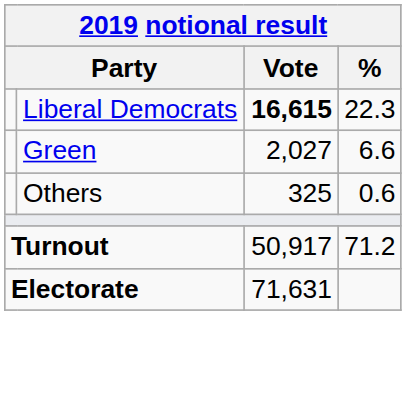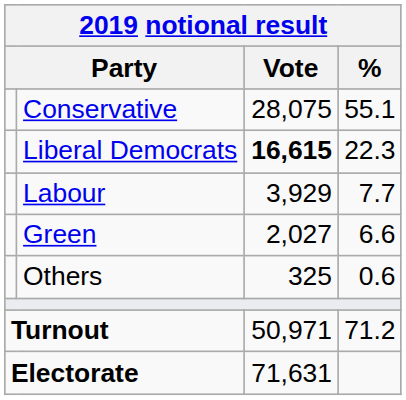+ row: (100, 109)
+ row: (64, 192)
(292, 246) 50,917 -> (292, 330) 50,971
